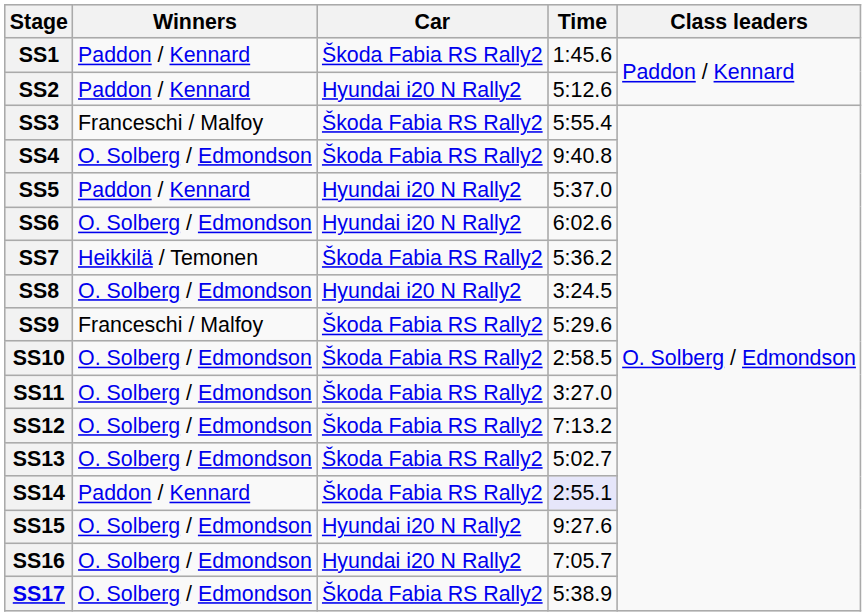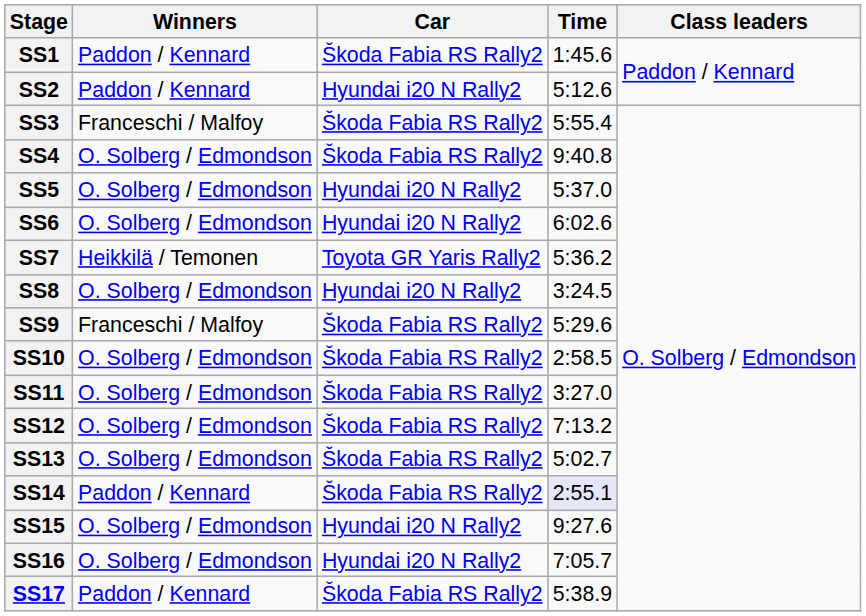(164, 189) Paddon / Kennard -> (195, 189) O. Solberg / Edmondson
(432, 257) Škoda Fabia RS Rally2 -> (431, 257) Toyota GR Yaris Rally2
(195, 593) O. Solberg / Edmondson -> (164, 593) Paddon / Kennard
